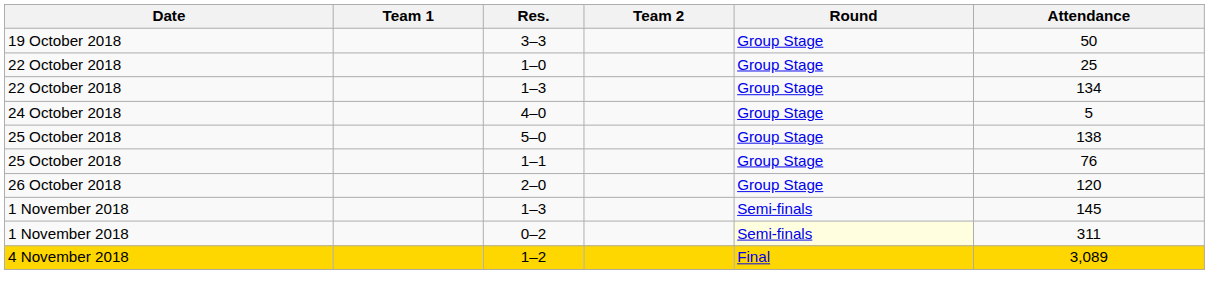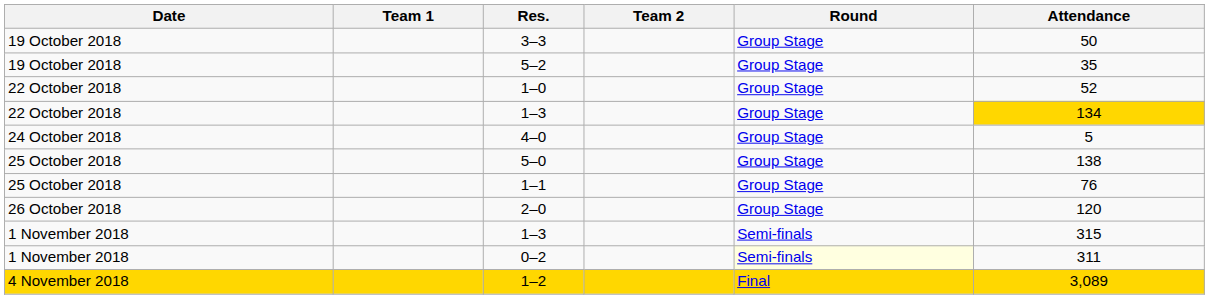+ row: (65, 64)
(1089, 64) 25 -> (1089, 88) 52
(1089, 88) no background -> (1089, 112) gold background
(1089, 209) 145 -> (1089, 233) 315
